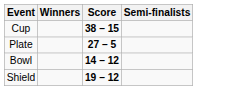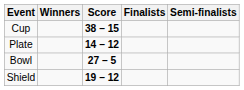+ column: (145, 12)
(102, 45) 27 – 5 -> (102, 45) 14 – 12
(102, 61) 14 – 12 -> (102, 61) 27 – 5
